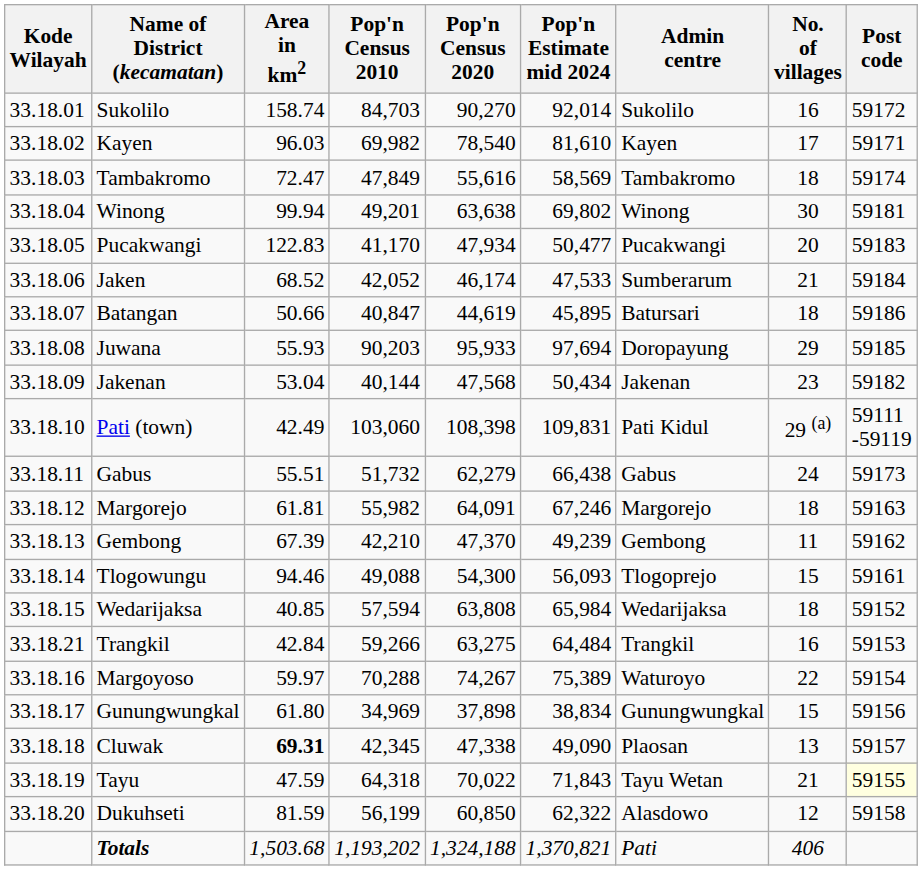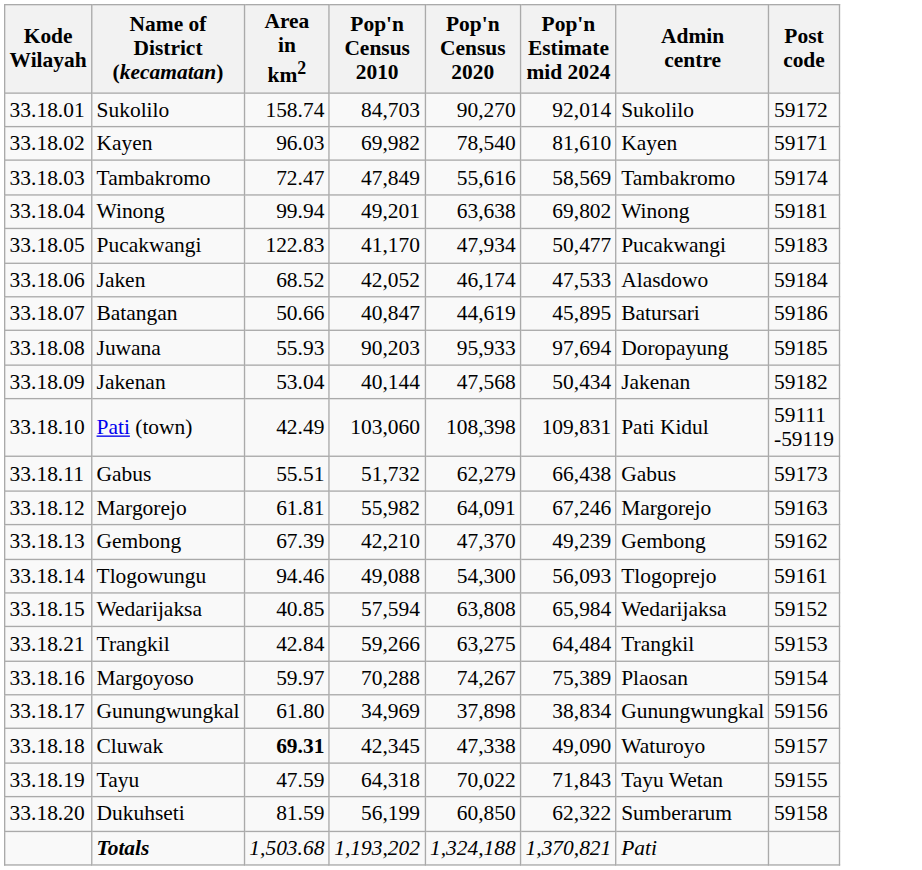- column: (808, 48)
(677, 279) Sumberarum -> (665, 279) Alasdowo
(663, 677) Waturoyo -> (655, 677) Plaosan
(655, 745) Plaosan -> (663, 745) Waturoyo
(879, 779) lightyellow background -> (801, 779) no background
(665, 813) Alasdowo -> (677, 813) Sumberarum
